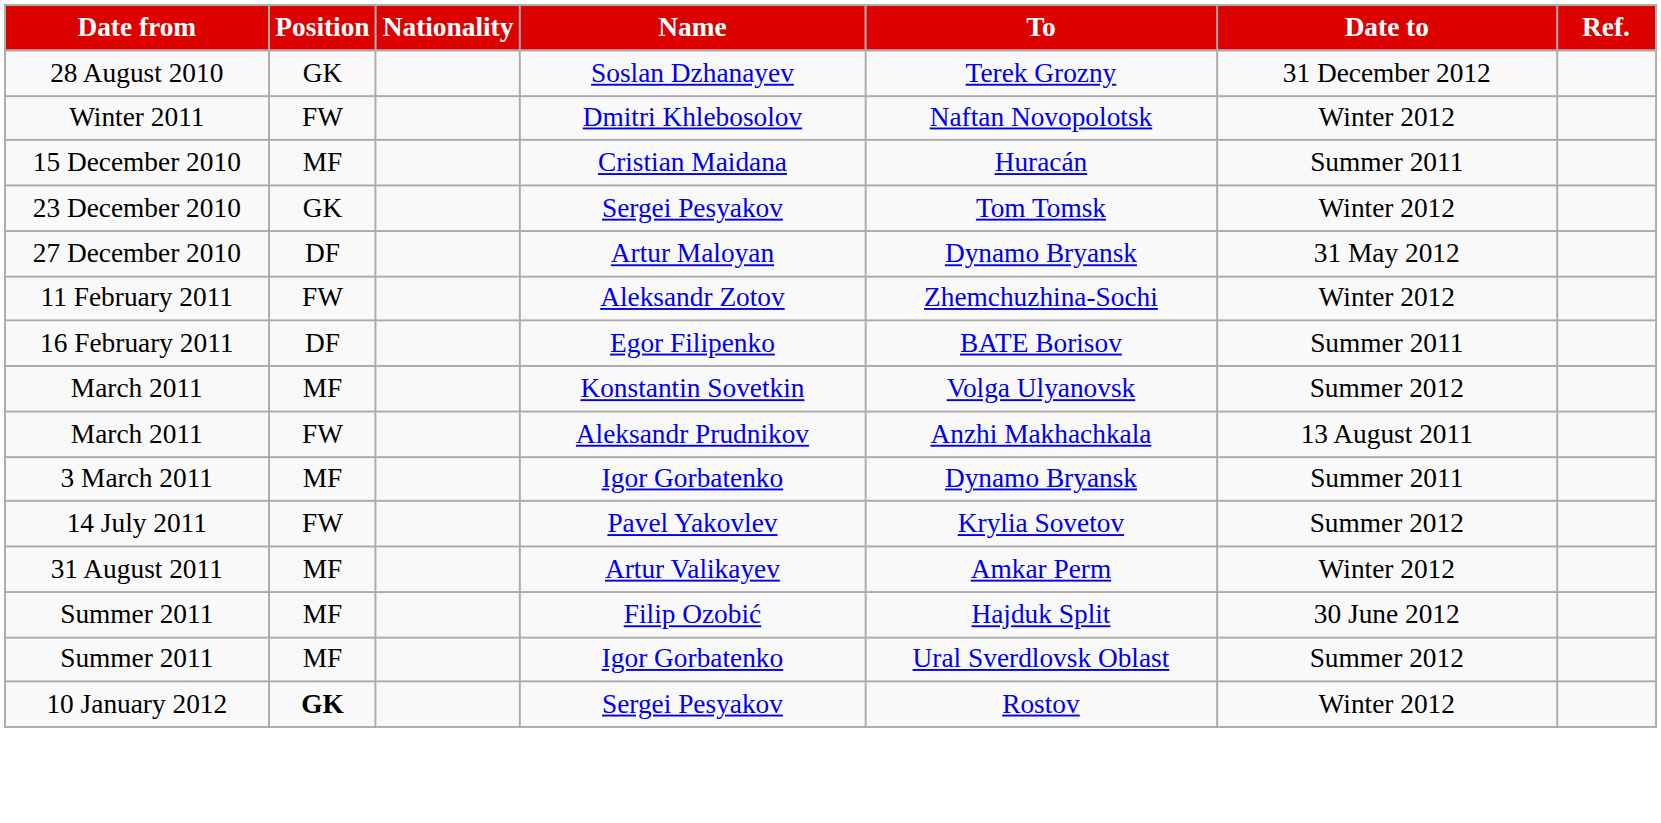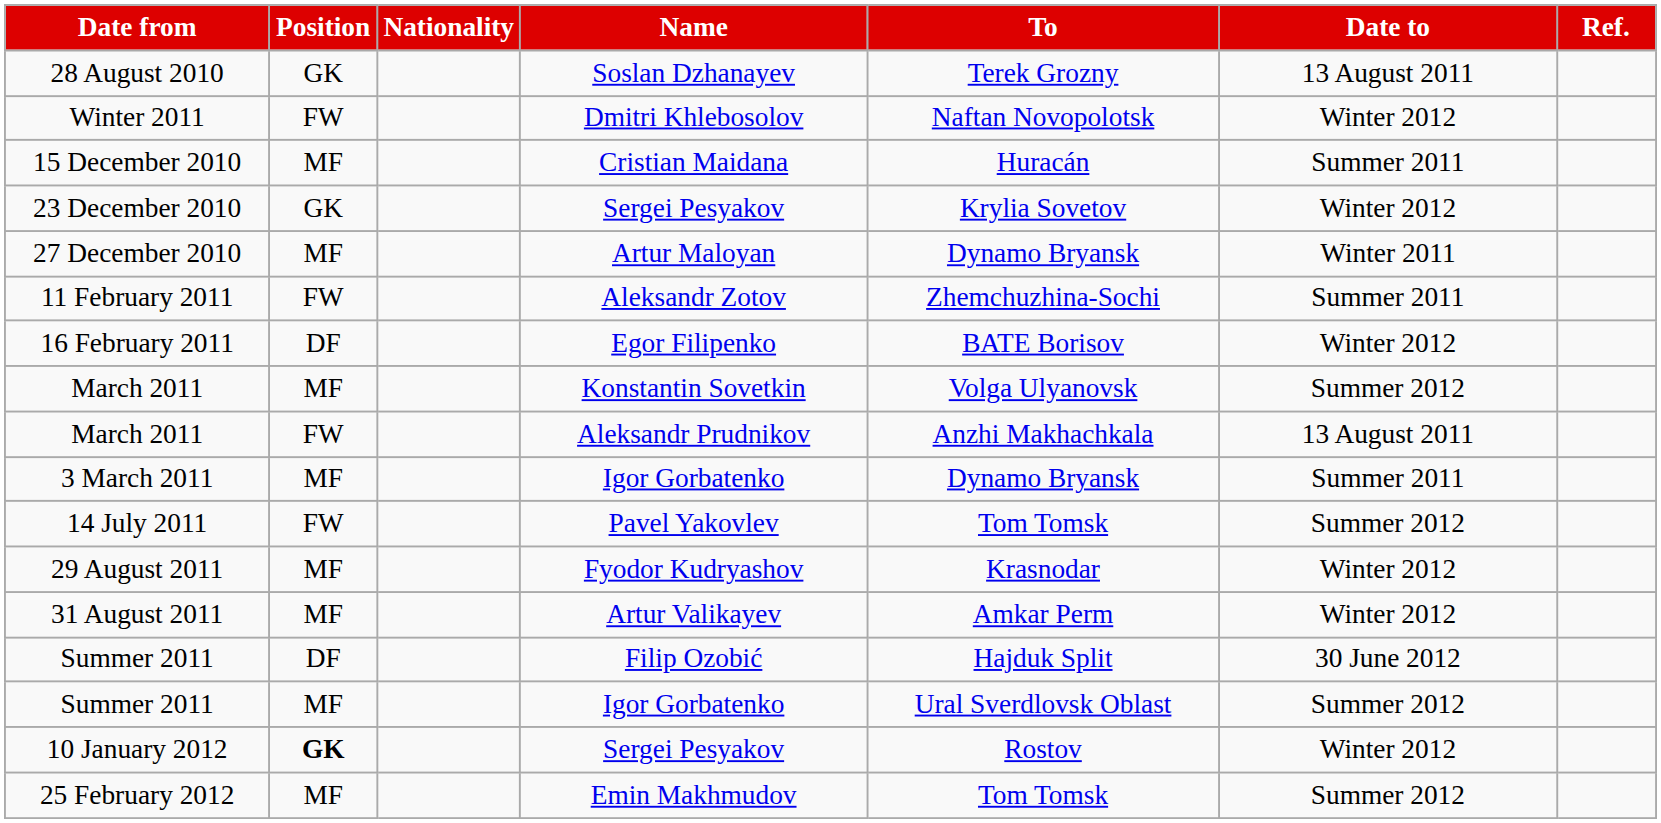(1387, 72) 31 December 2012 -> (1388, 72) 13 August 2011
(1041, 207) Tom Tomsk -> (1043, 207) Krylia Sovetov
(322, 253) DF -> (323, 253) MF
(1387, 253) 31 May 2012 -> (1388, 253) Winter 2011
(1387, 298) Winter 2012 -> (1388, 298) Summer 2011
(1387, 343) Summer 2011 -> (1388, 343) Winter 2012
(1041, 523) Krylia Sovetov -> (1043, 523) Tom Tomsk
+ row: (137, 568)
(322, 614) MF -> (323, 659) DF
+ row: (137, 794)
